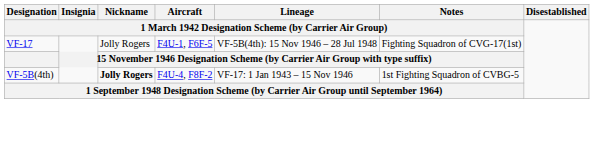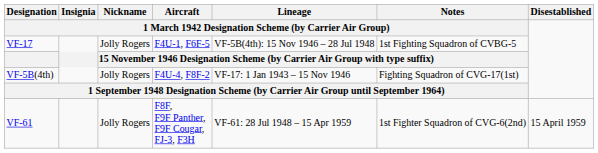(452, 43) Fighting Squadron of CVG-17(1st) -> (448, 43) 1st Fighting Squadron of CVBG-5
(126, 75) bold -> (125, 75) normal
(450, 75) 1st Fighting Squadron of CVBG-5 -> (449, 75) Fighting Squadron of CVG-17(1st)
+ row: (20, 123)
